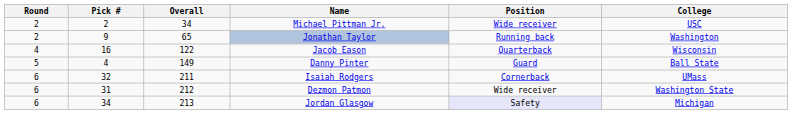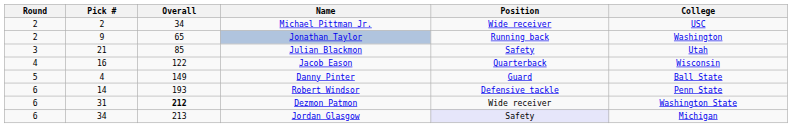+ row: (326, 50)
+ row: (326, 90)
- row: (339, 77)
(187, 90) normal -> (179, 103) bold
